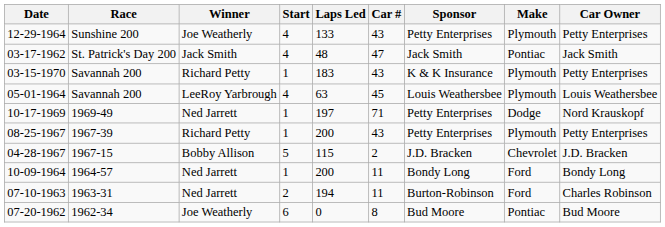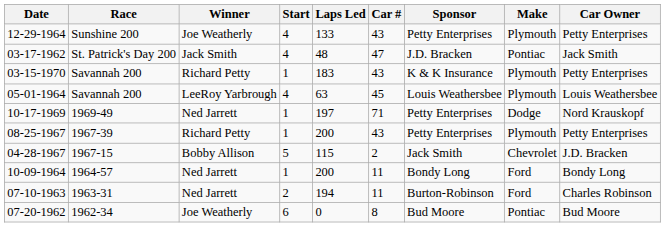(435, 53) Jack Smith -> (440, 53) J.D. Bracken
(440, 152) J.D. Bracken -> (435, 152) Jack Smith
